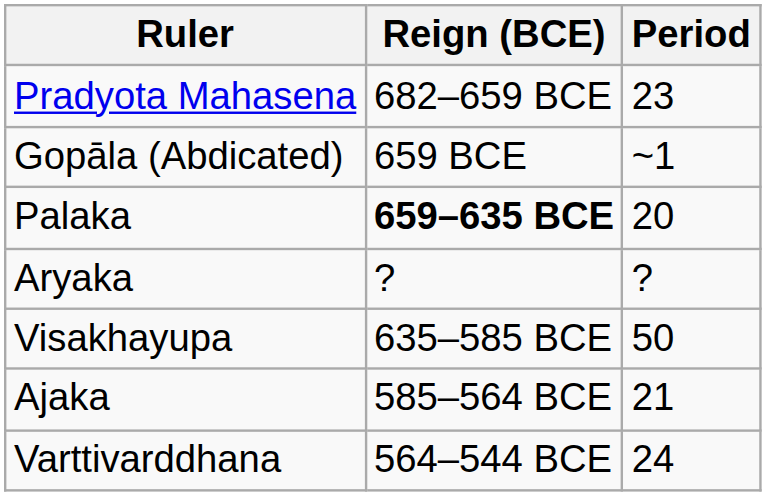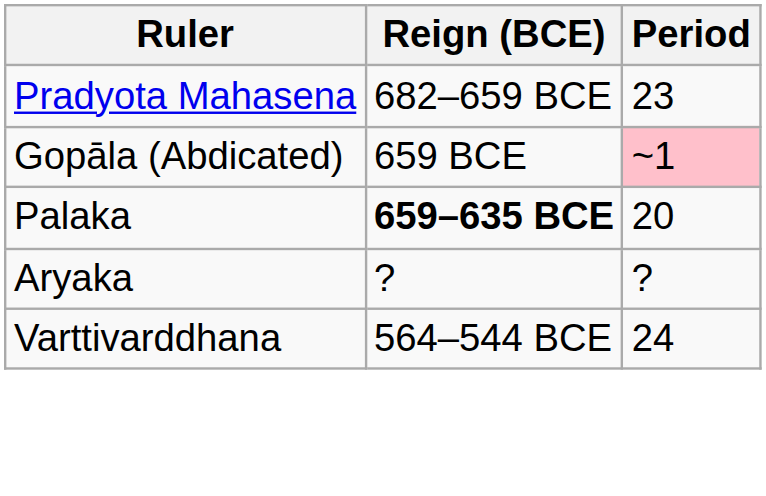(654, 156) no background -> (654, 156) pink background
- row: (123, 338)
- row: (62, 398)
